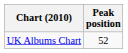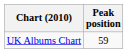(103, 40) 52 -> (103, 40) 59
